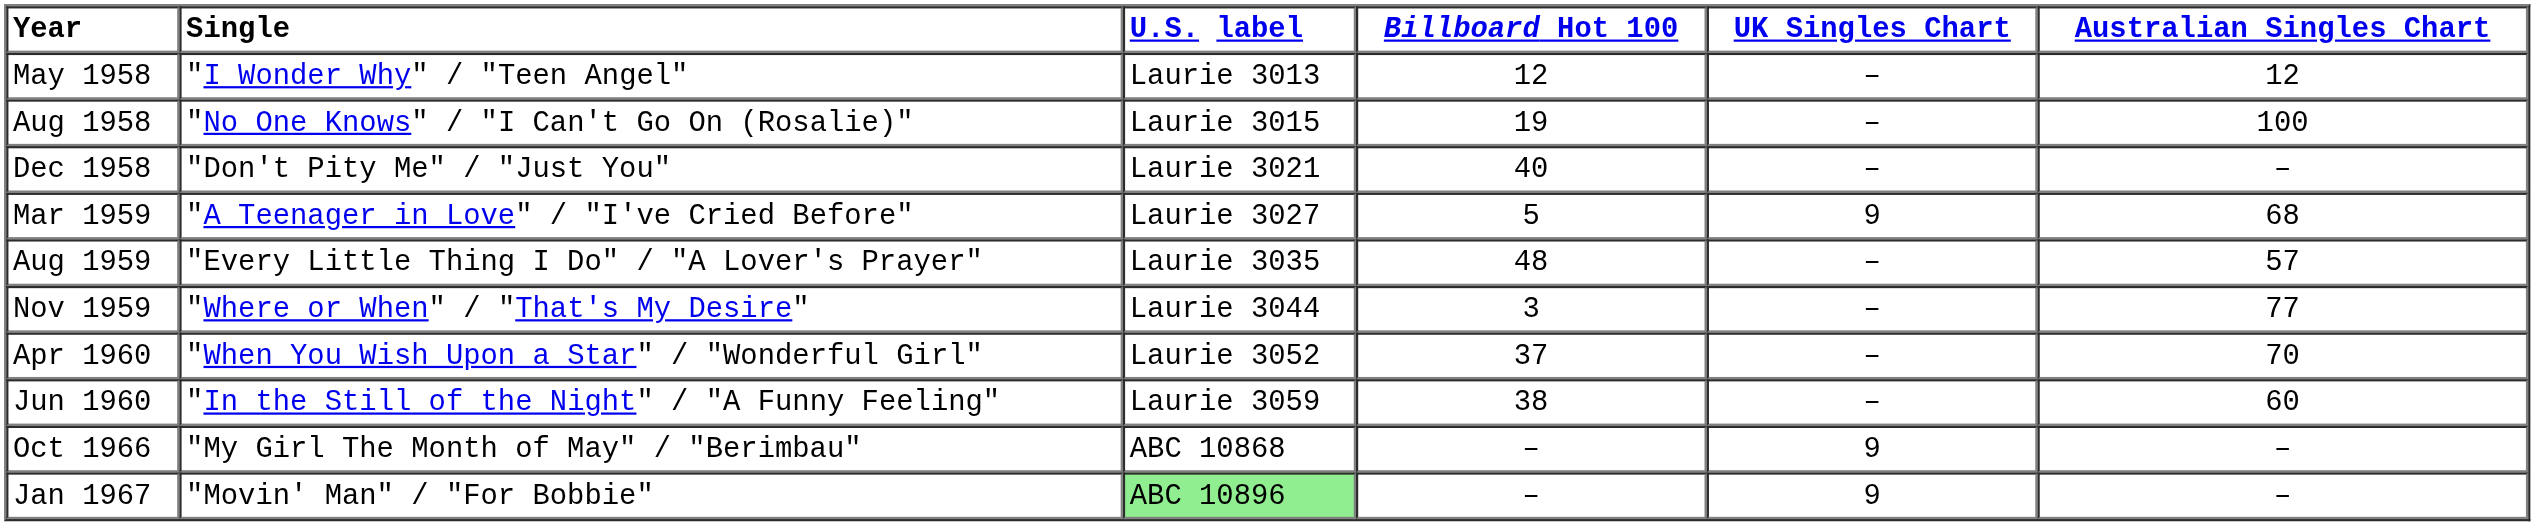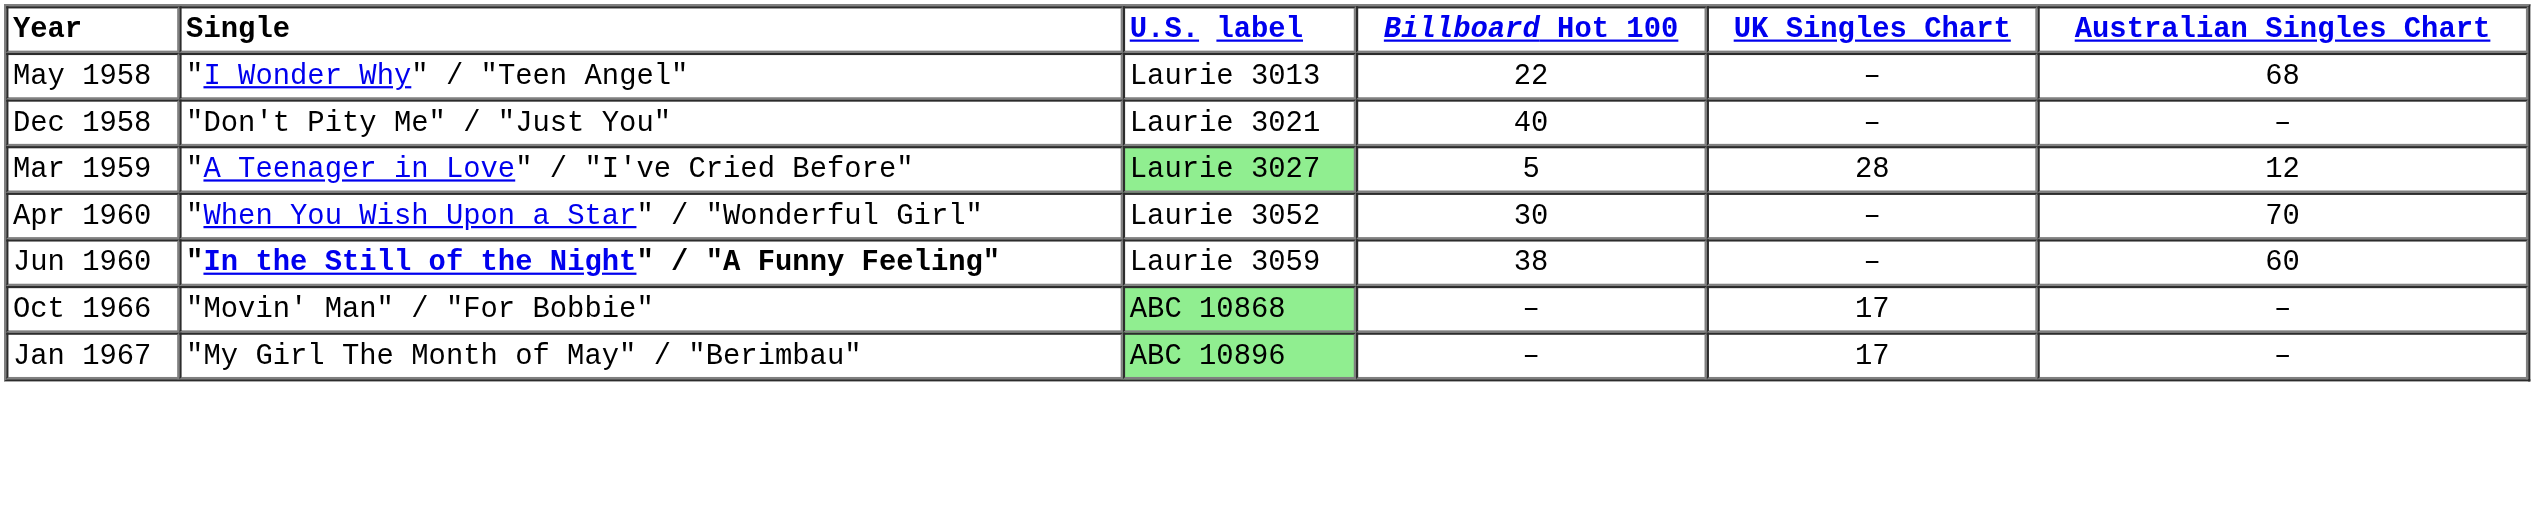(1531, 76) 12 -> (1531, 76) 22
(2283, 76) 12 -> (2283, 76) 68
- row: (82, 123)
(1225, 216) no background -> (1225, 169) lightgreen background
(1872, 216) 9 -> (1872, 169) 28
(2283, 216) 68 -> (2283, 169) 12
- row: (82, 263)
- row: (82, 309)
(1531, 356) 37 -> (1531, 216) 30
(593, 402) normal -> (593, 263) bold
(524, 449) "My Girl The Month of May" / "Berimbau" -> (420, 309) "Movin' Man" / "For Bobbie"
(1208, 449) no background -> (1208, 309) lightgreen background
(1872, 449) 9 -> (1872, 309) 17
(420, 496) "Movin' Man" / "For Bobbie" -> (524, 356) "My Girl The Month of May" / "Berimbau"
(1872, 496) 9 -> (1872, 356) 17
